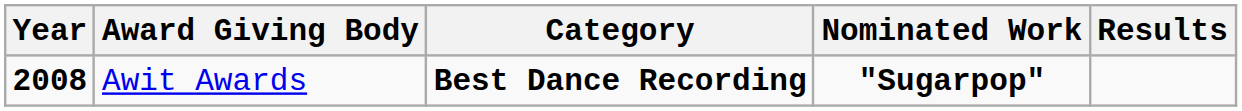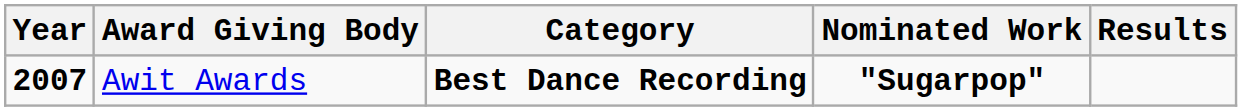(50, 81) 2008 -> (50, 81) 2007
